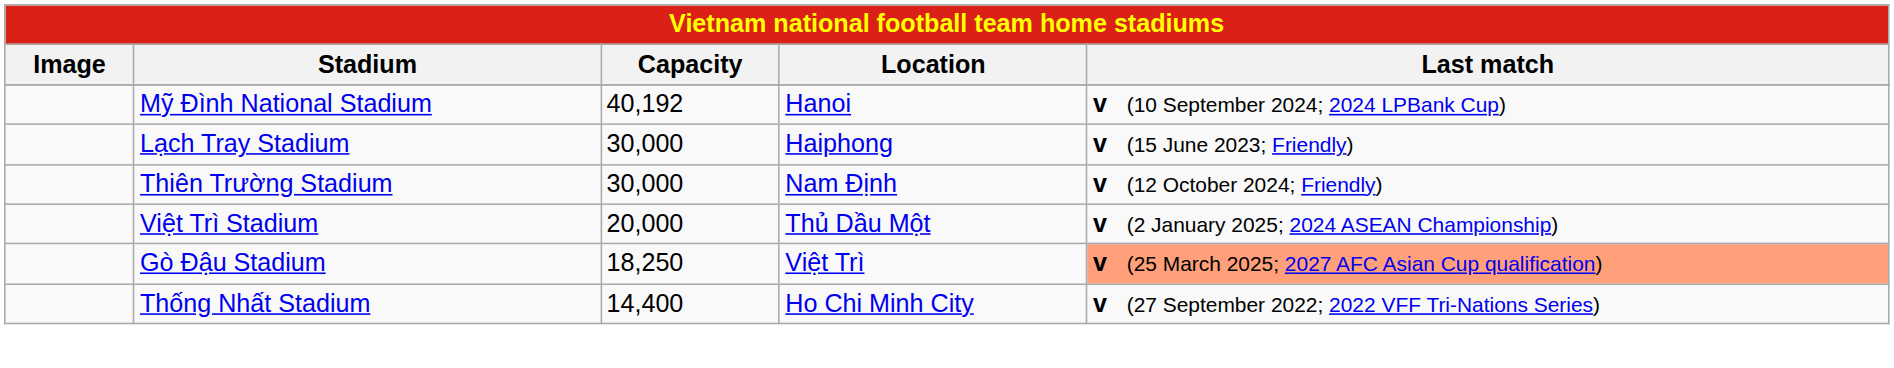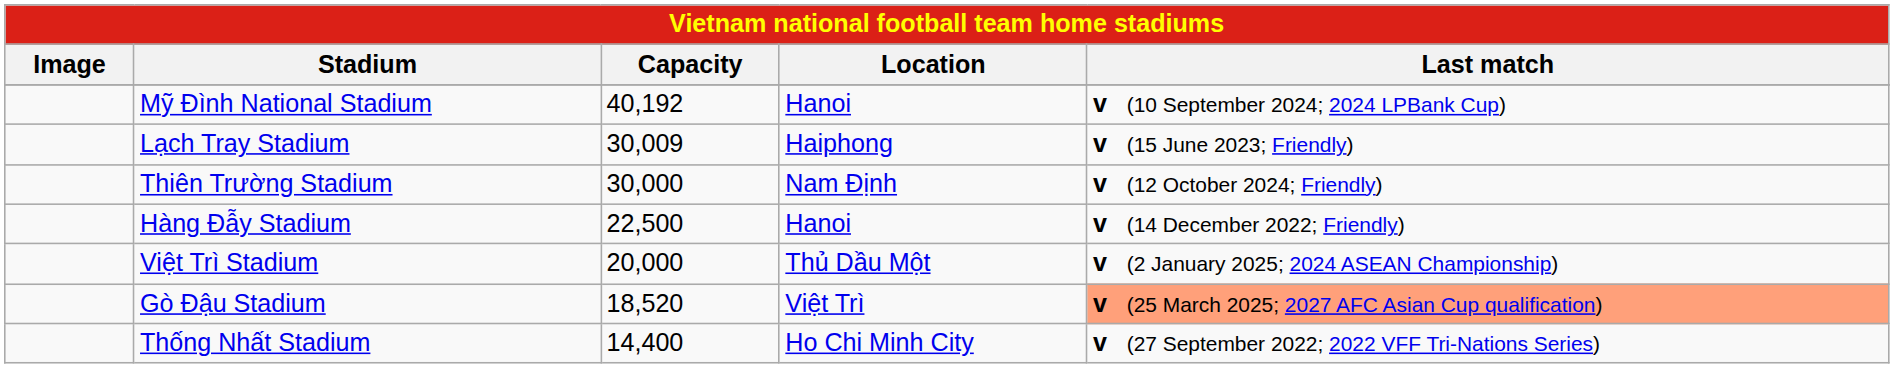(645, 143) 30,000 -> (645, 143) 30,009
+ row: (245, 223)
(645, 263) 18,250 -> (645, 303) 18,520
